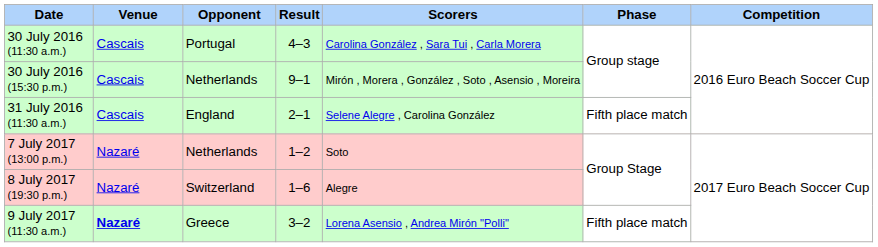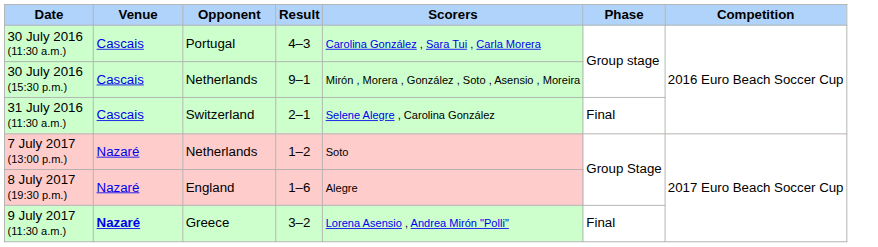(210, 115) England -> (220, 115) Switzerland
(637, 115) Fifth place match -> (601, 115) Final
(220, 187) Switzerland -> (210, 187) England
(637, 223) Fifth place match -> (601, 223) Final
